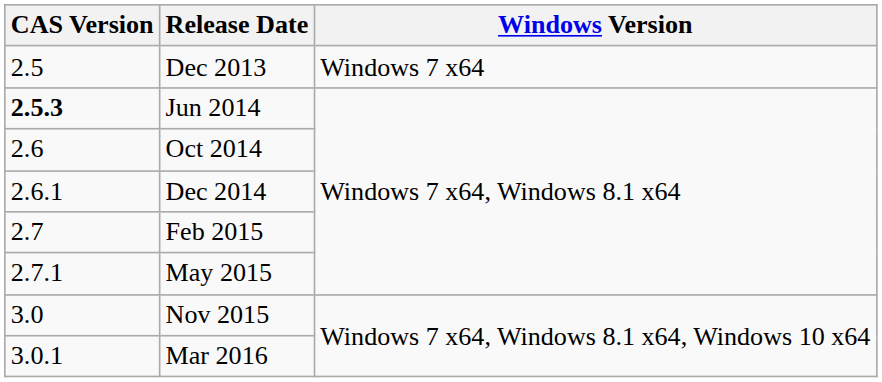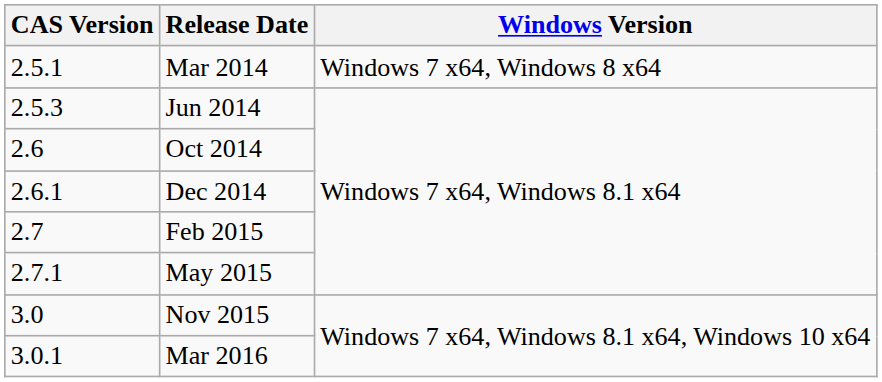- row: (216, 66)
+ row: (217, 66)
(37, 107) bold -> (37, 107) normal
